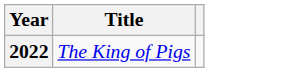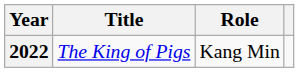+ column: (240, 20)
